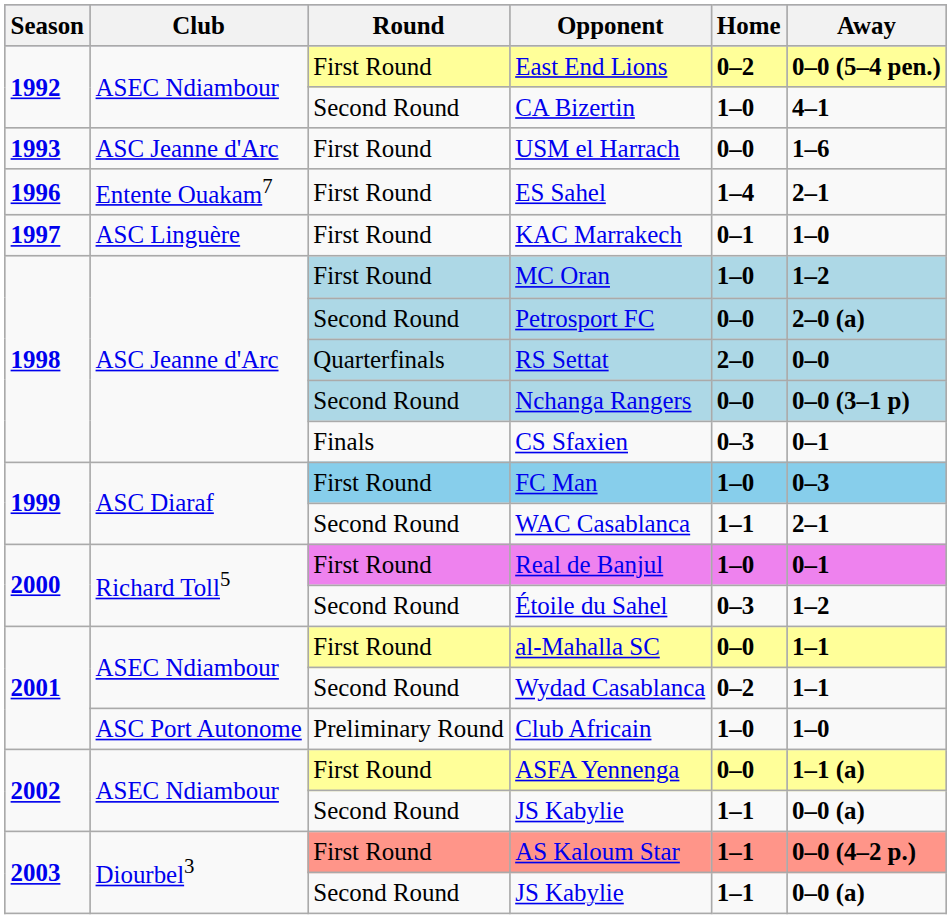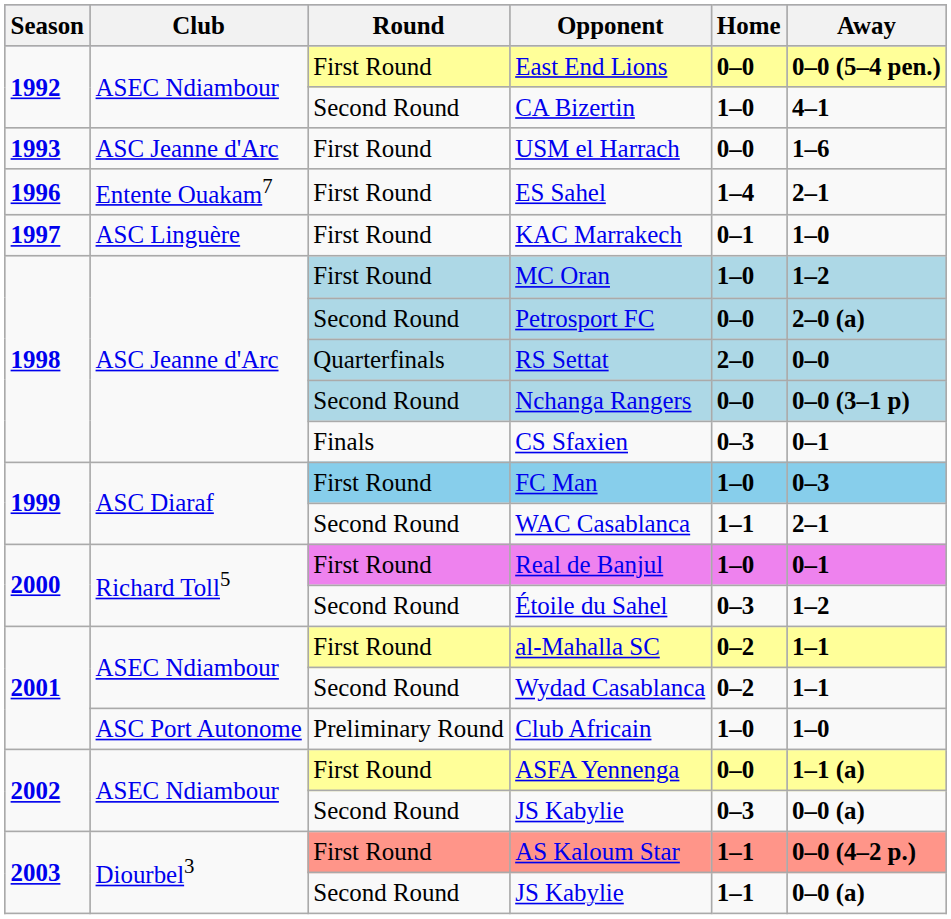(736, 66) 0–2 -> (736, 66) 0–0
(736, 646) 0–0 -> (736, 646) 0–2
(736, 811) 1–1 -> (736, 811) 0–3
